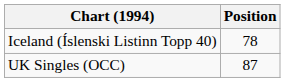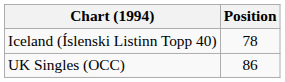(250, 65) 87 -> (250, 65) 86
